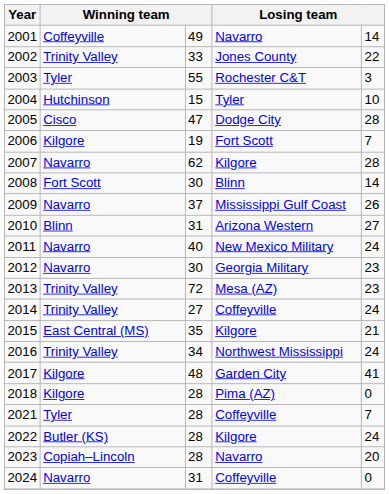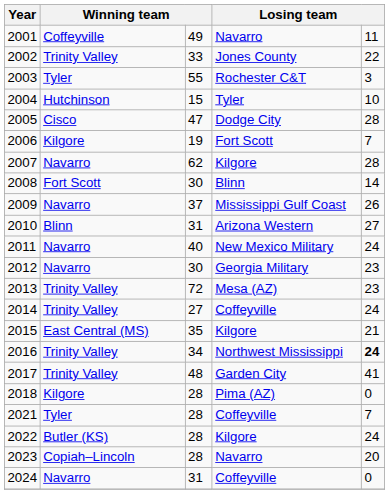(372, 36) 14 -> (371, 36) 11
(372, 352) normal -> (372, 352) bold
(64, 373) Kilgore -> (80, 373) Trinity Valley
